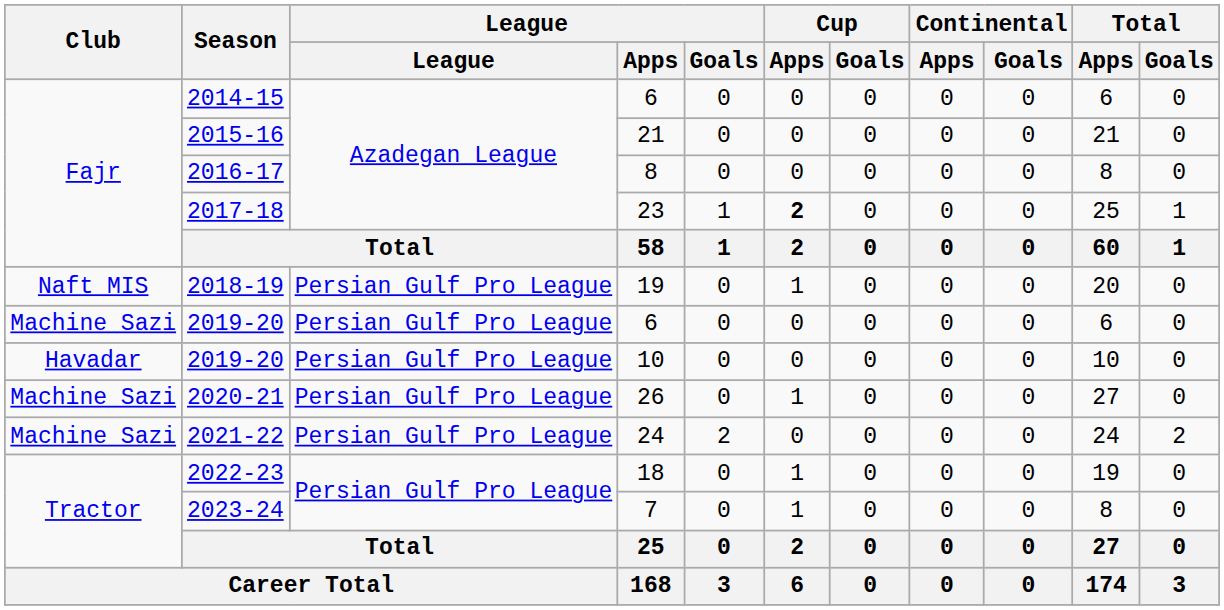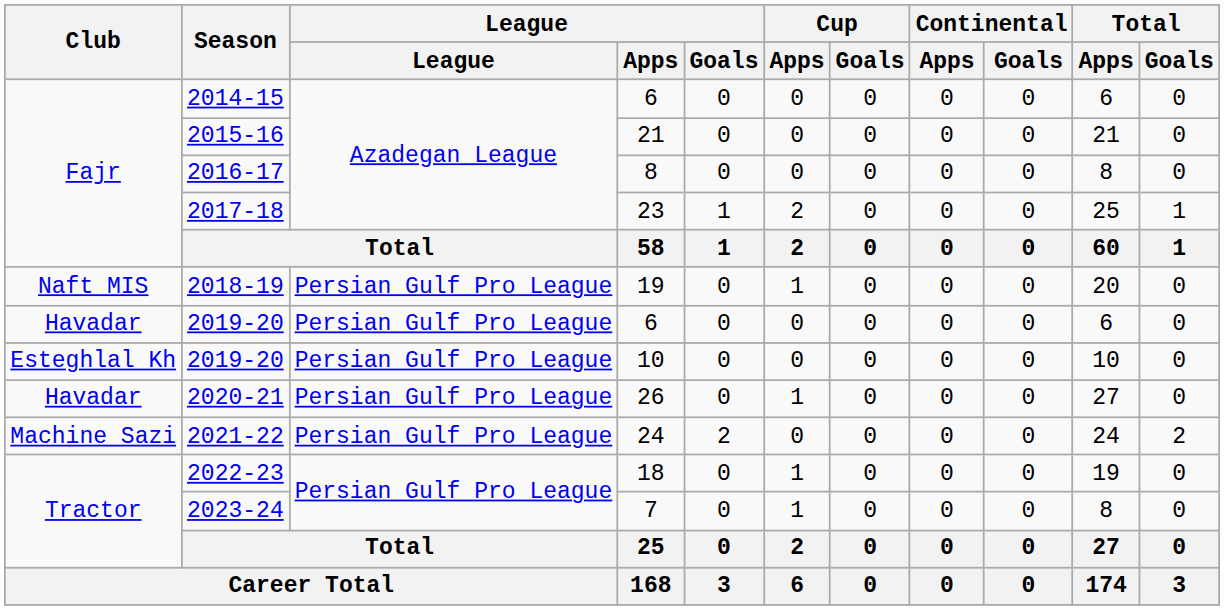(797, 211) bold -> (797, 211) normal
(93, 324) Machine Sazi -> (93, 324) Havadar
(93, 361) Havadar -> (93, 361) Esteghlal Kh
(93, 399) Machine Sazi -> (93, 399) Havadar
